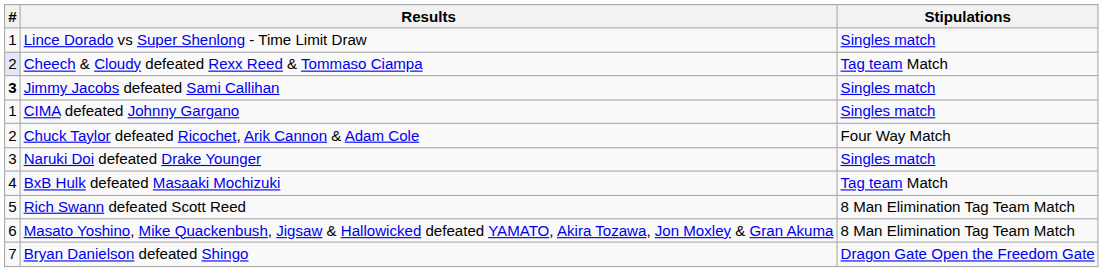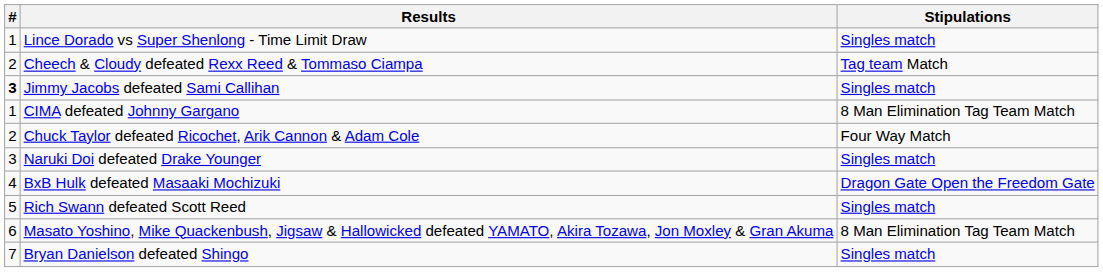(12, 64) lavender background -> (12, 64) no background
(888, 111) Singles match -> (958, 111) 8 Man Elimination Tag Team Match
(894, 183) Tag team Match -> (968, 183) Dragon Gate Open the Freedom Gate
(958, 206) 8 Man Elimination Tag Team Match -> (888, 206) Singles match
(968, 254) Dragon Gate Open the Freedom Gate -> (888, 254) Singles match
